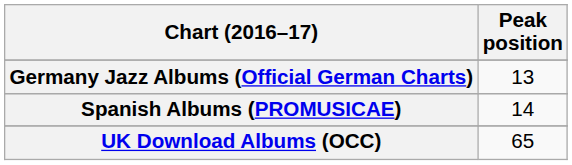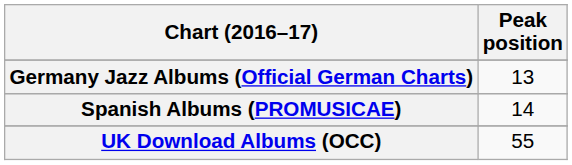(523, 142) 65 -> (523, 142) 55
